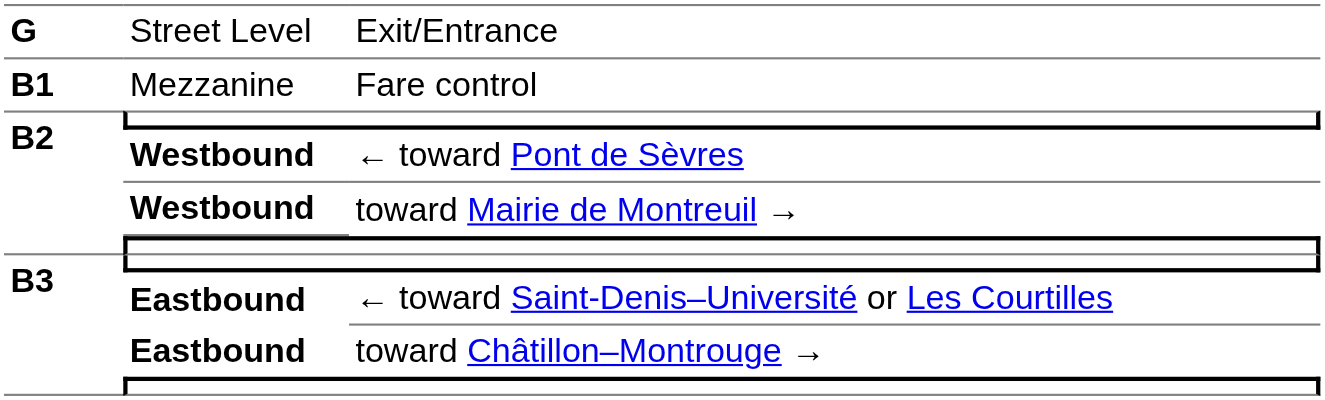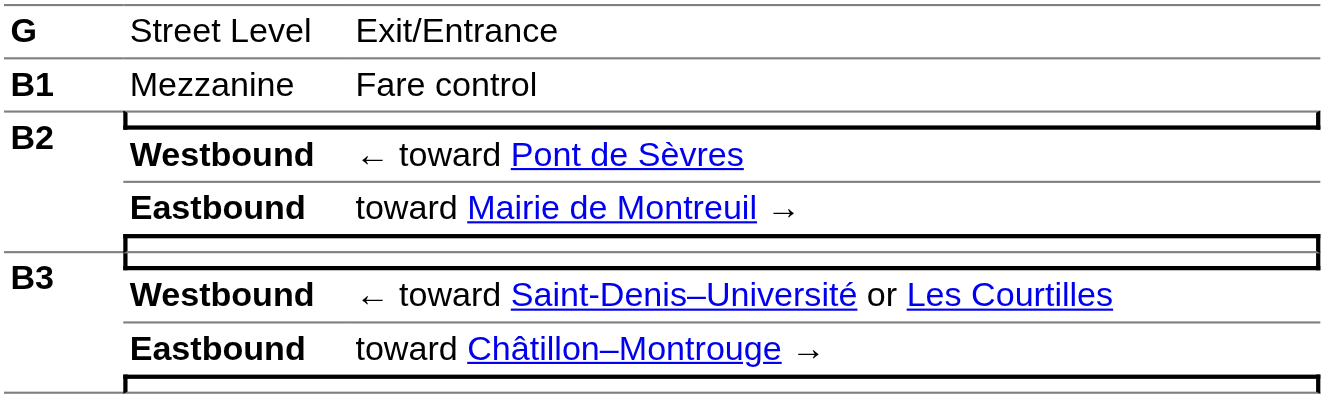(222, 207) Westbound -> (218, 207) Eastbound
(218, 298) Eastbound -> (222, 295) Westbound
